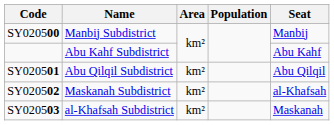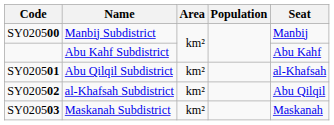(299, 71) Abu Qilqil -> (300, 71) al-Khafsah
(118, 91) Maskanah Subdistrict -> (119, 91) al-Khafsah Subdistrict
(300, 91) al-Khafsah -> (299, 91) Abu Qilqil
(119, 110) al-Khafsah Subdistrict -> (118, 110) Maskanah Subdistrict
